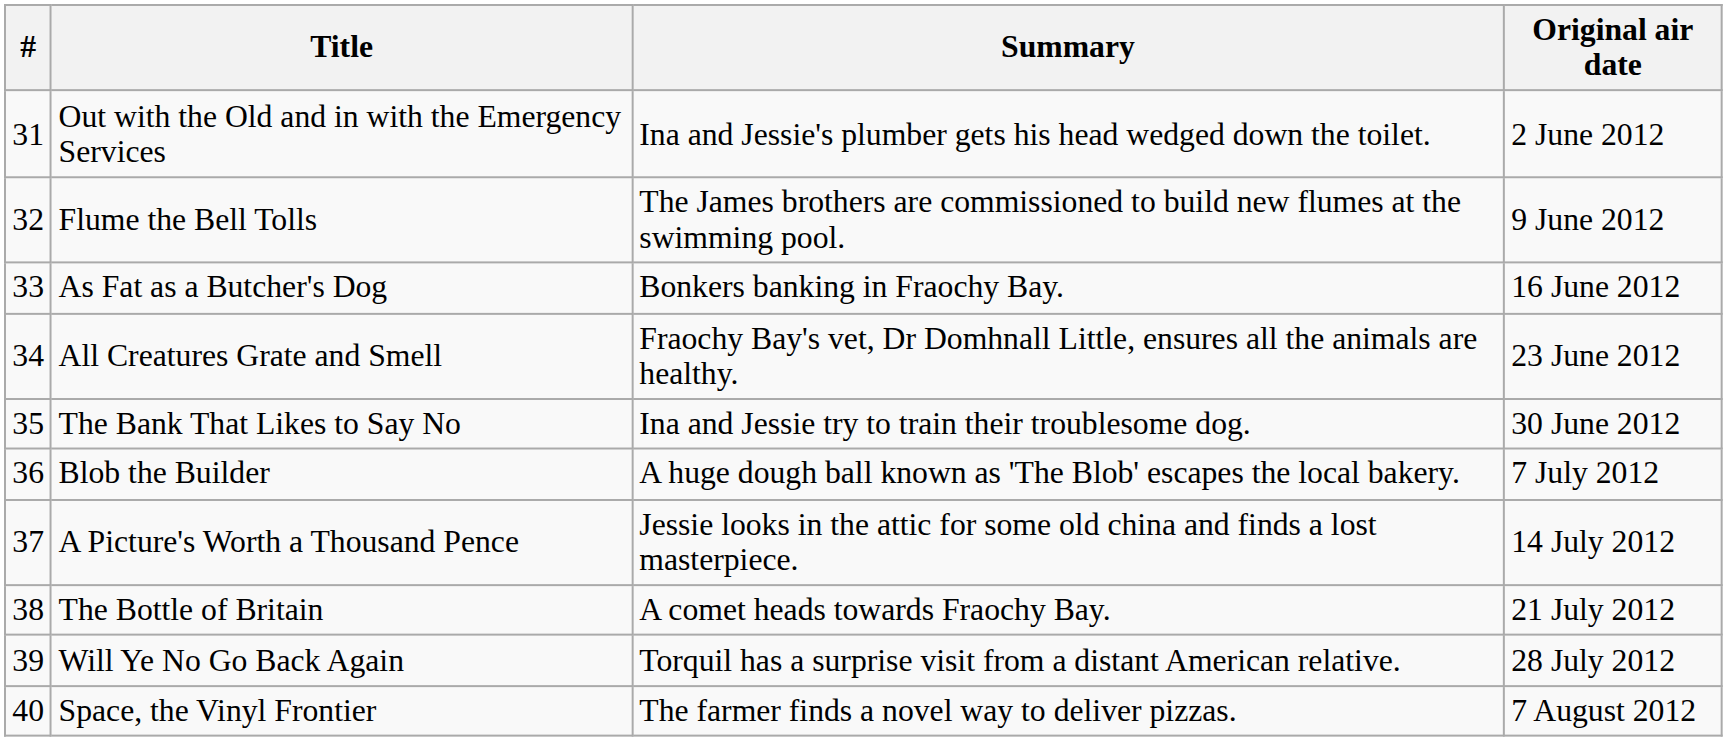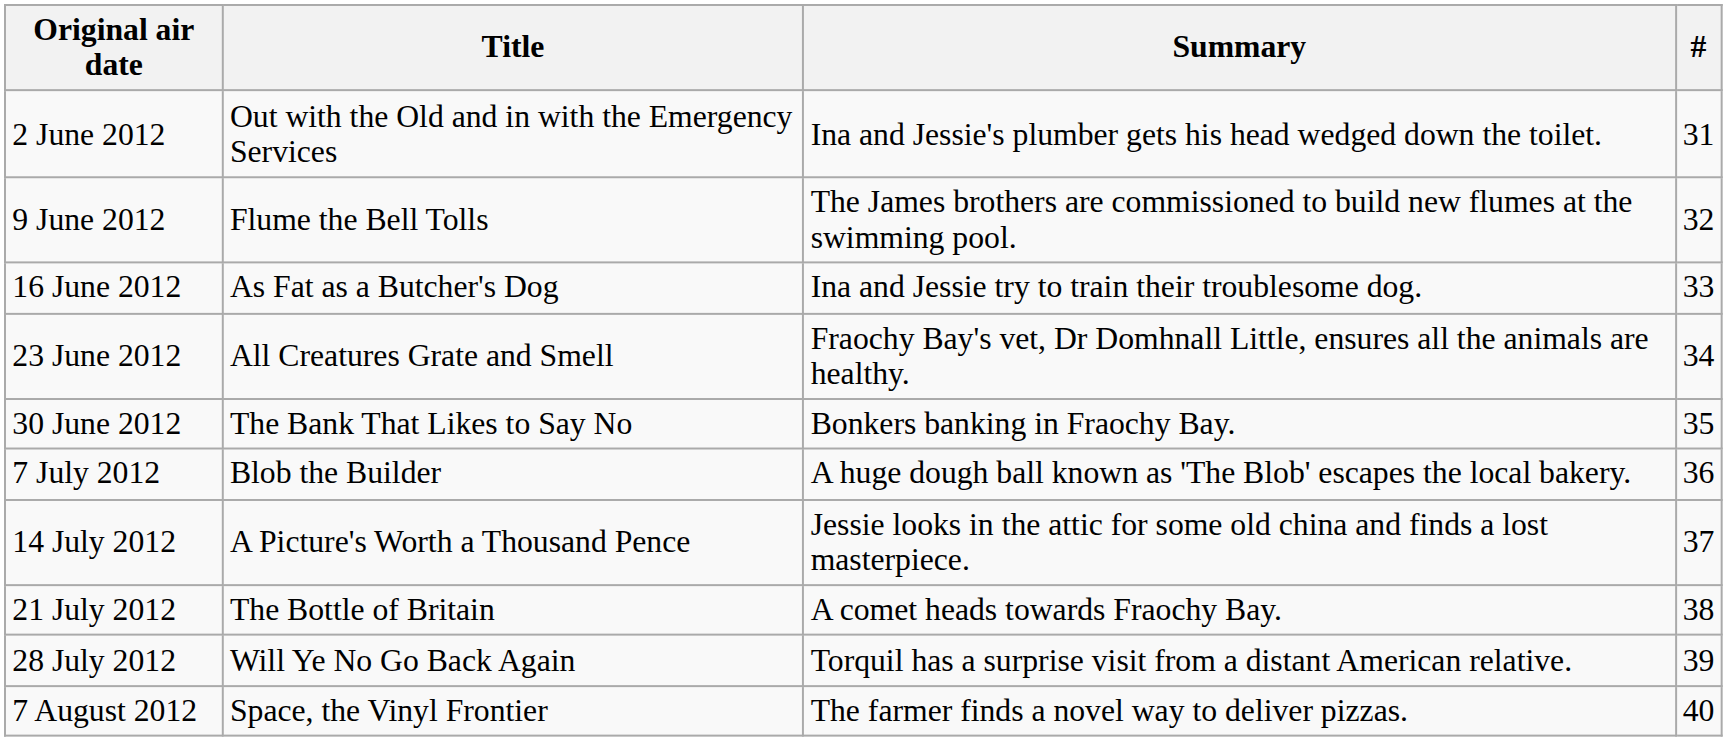columns swapped: (28, 47) <-> (1613, 47)
(852, 287) Bonkers banking in Fraochy Bay. -> (1116, 287) Ina and Jessie try to train their troublesome dog.
(945, 423) Ina and Jessie try to train their troublesome dog. -> (1023, 423) Bonkers banking in Fraochy Bay.
